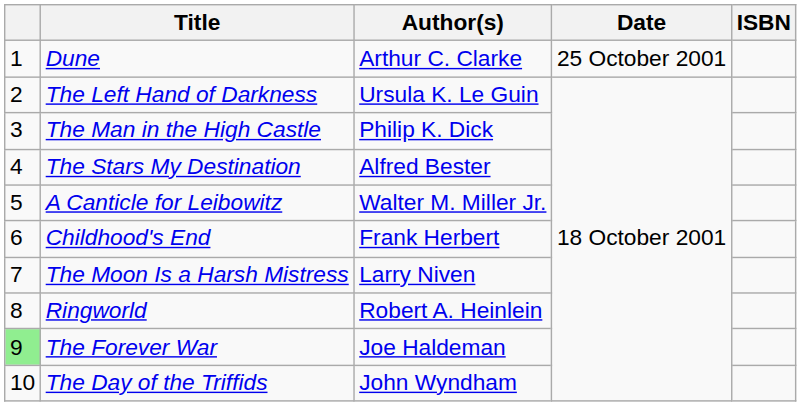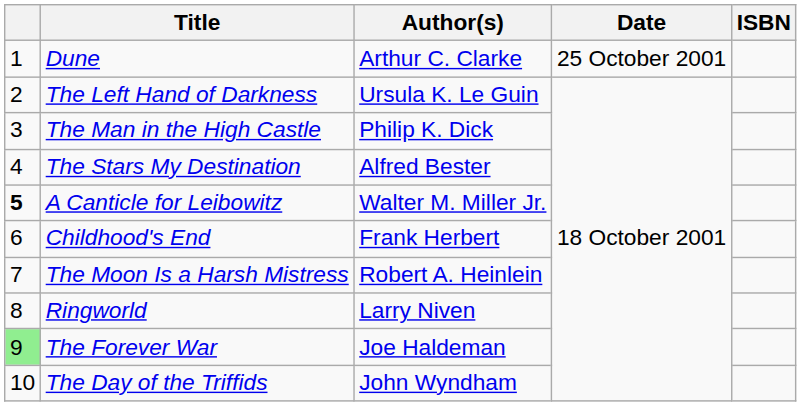(16, 202) normal -> (16, 202) bold
(417, 274) Larry Niven -> (451, 274) Robert A. Heinlein
(451, 310) Robert A. Heinlein -> (417, 310) Larry Niven
